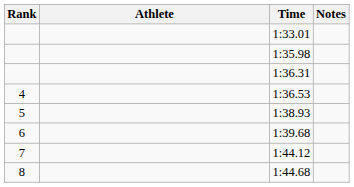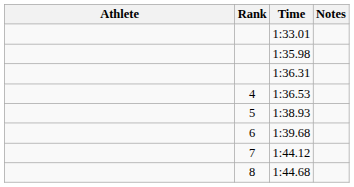columns swapped: (22, 14) <-> (154, 14)
